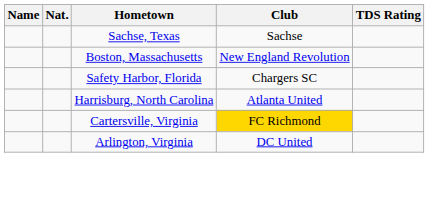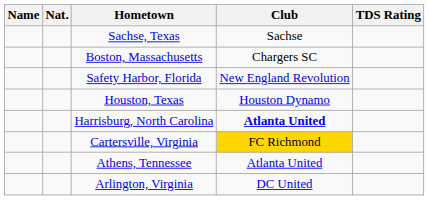(285, 57) New England Revolution -> (285, 57) Chargers SC
(285, 78) Chargers SC -> (285, 78) New England Revolution
+ row: (144, 100)
(285, 100) normal -> (285, 121) bold
+ row: (144, 163)
